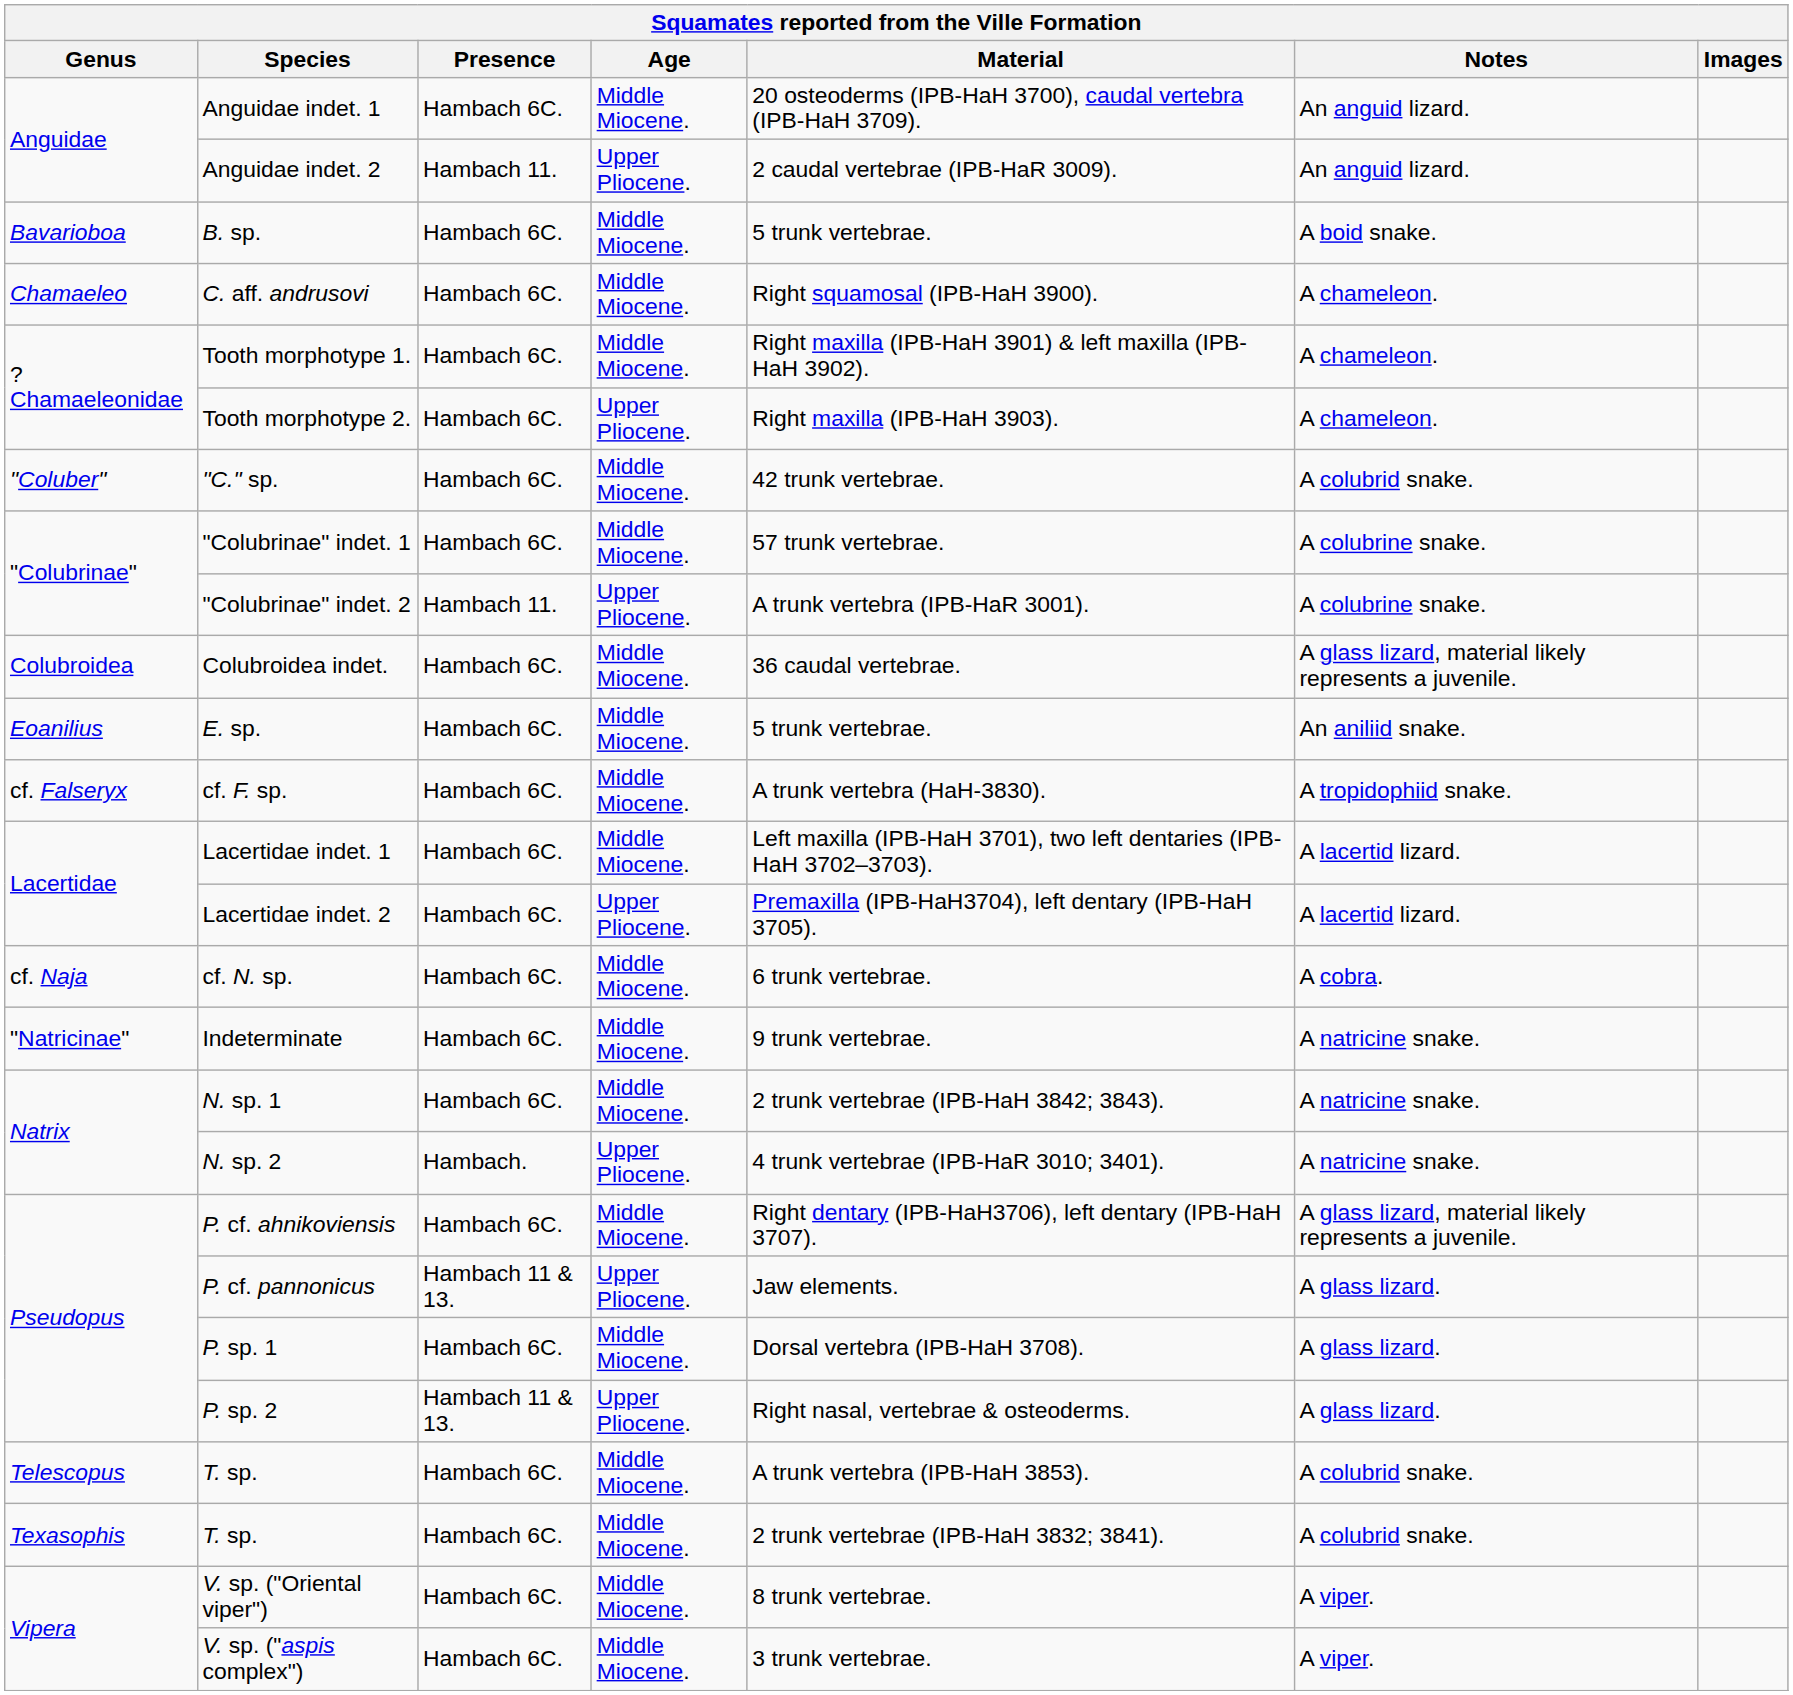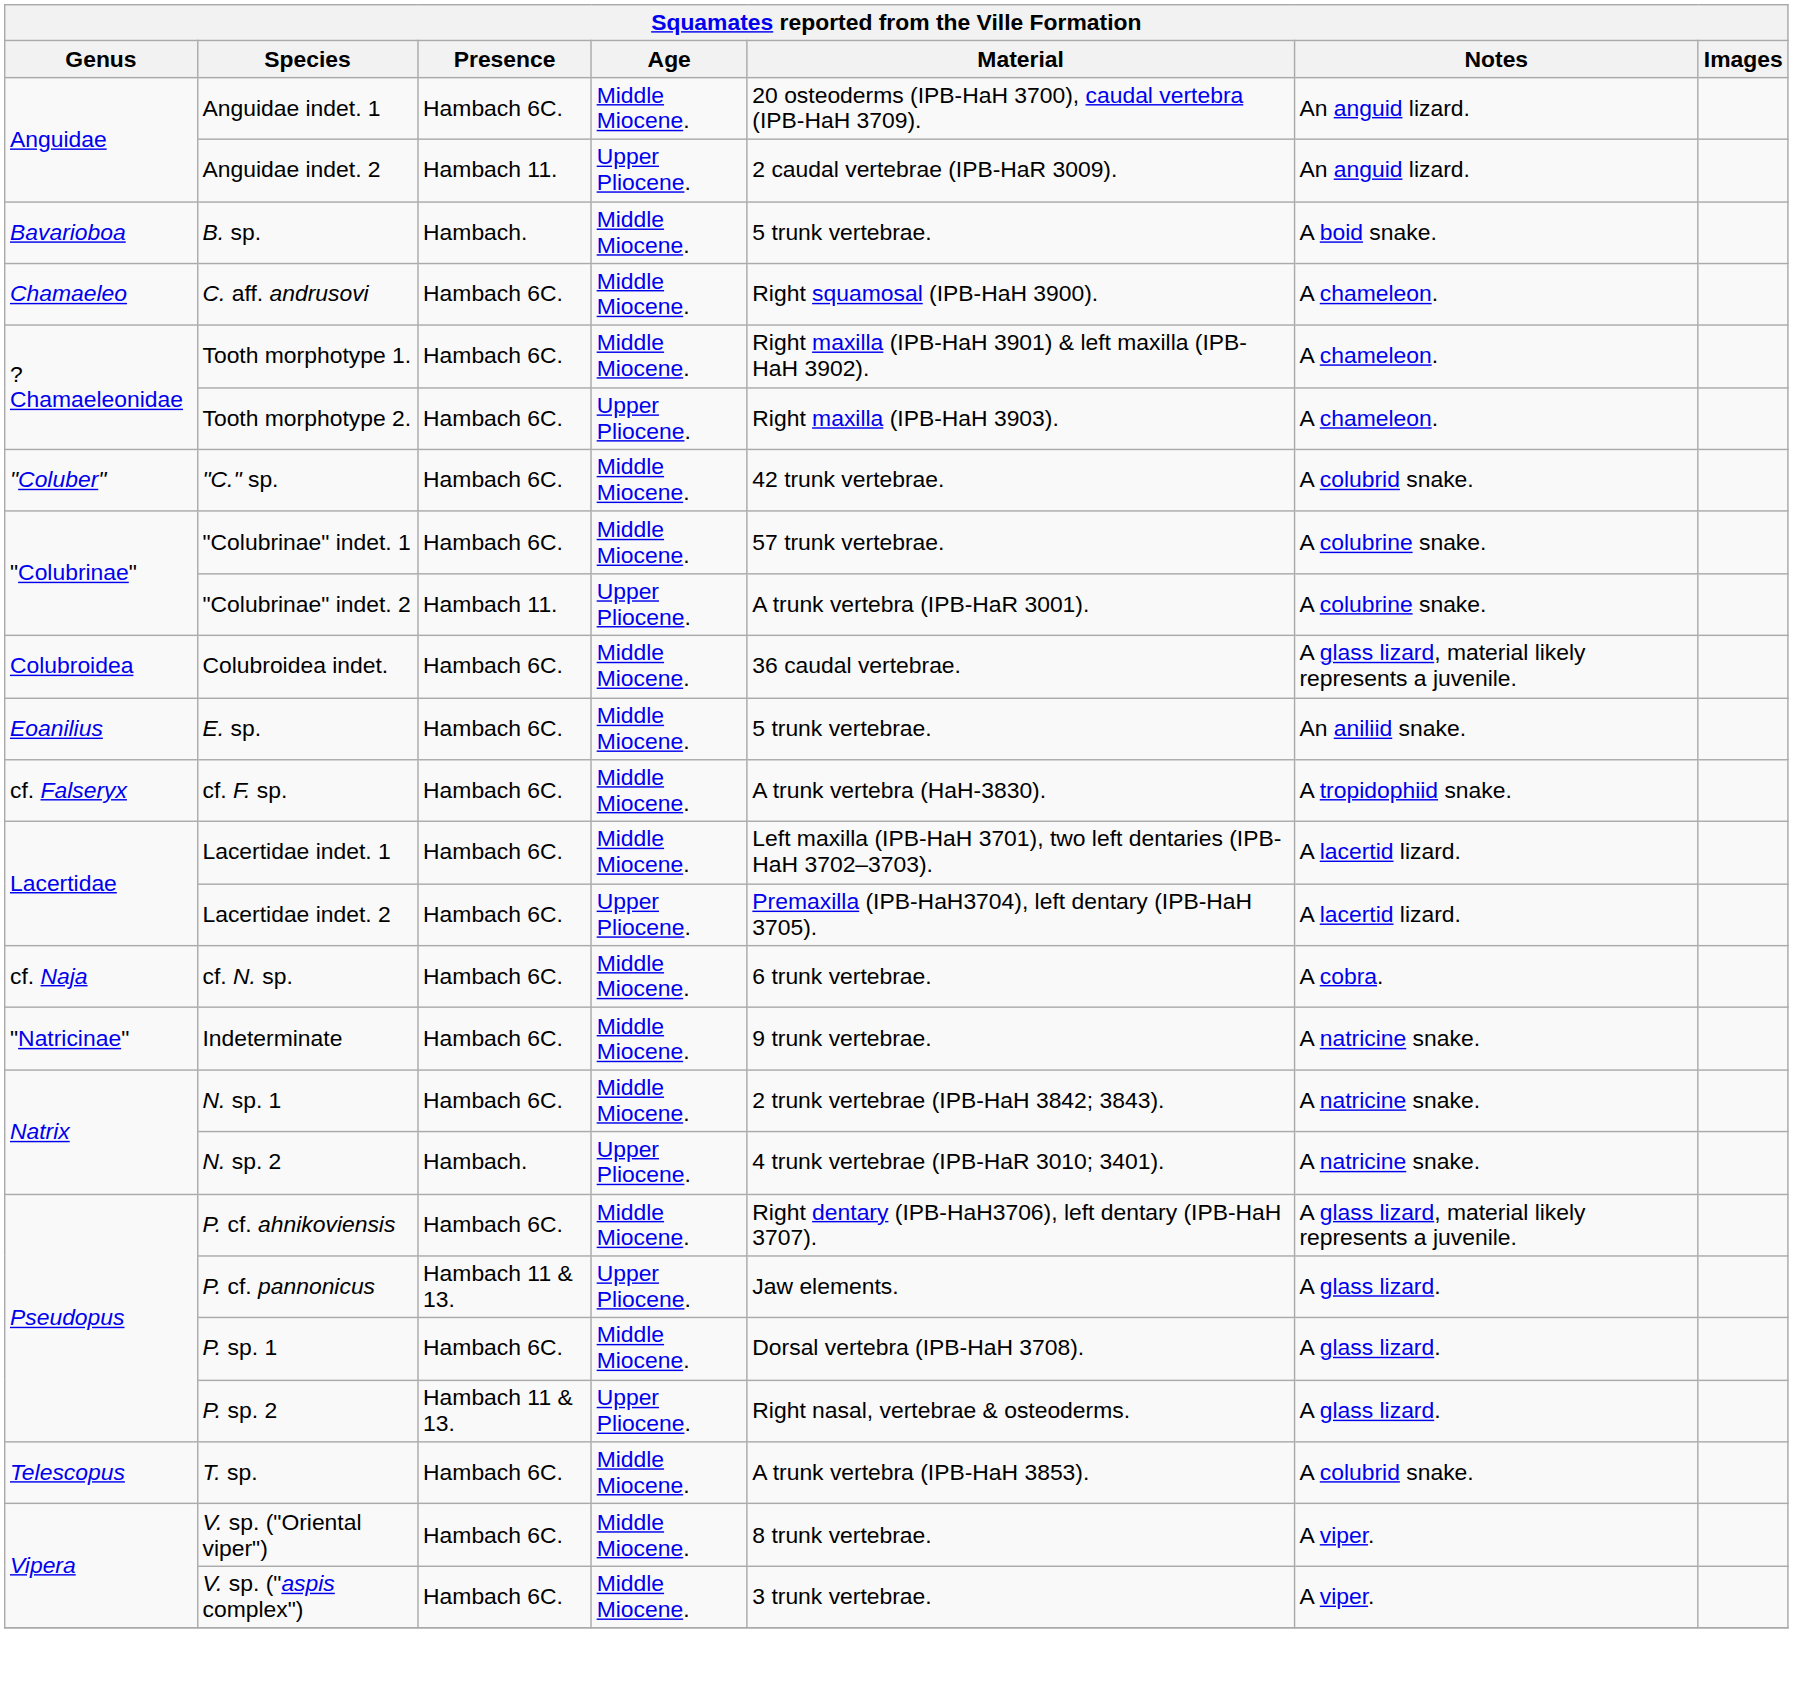(493, 232) Hambach 6C. -> (475, 232) Hambach.
- row: (67, 1534)
